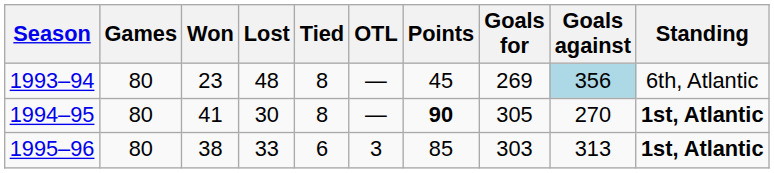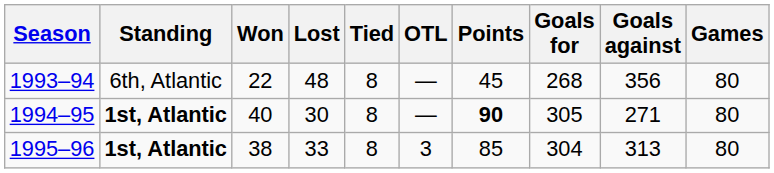columns swapped: (141, 33) <-> (702, 33)
(210, 80) 23 -> (260, 80) 22
(514, 80) 269 -> (564, 80) 268
(593, 80) lightblue background -> (643, 80) no background
(210, 115) 41 -> (260, 115) 40
(593, 115) 270 -> (643, 115) 271
(322, 149) 6 -> (372, 149) 8
(514, 149) 303 -> (564, 149) 304
